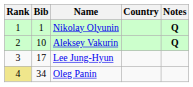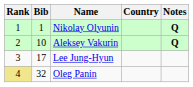(41, 74) 34 -> (41, 74) 32
